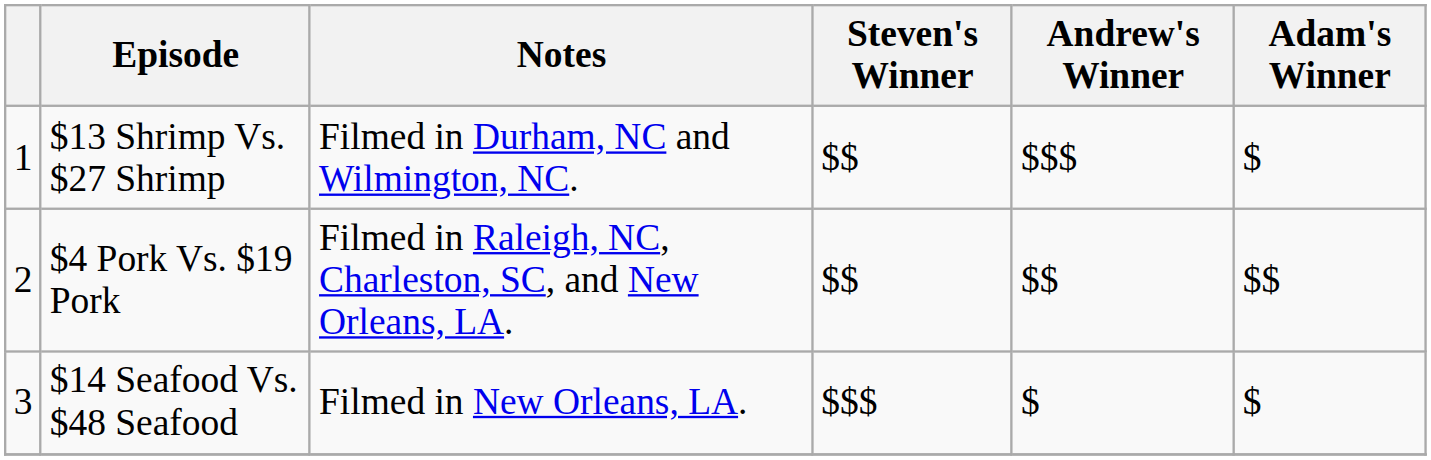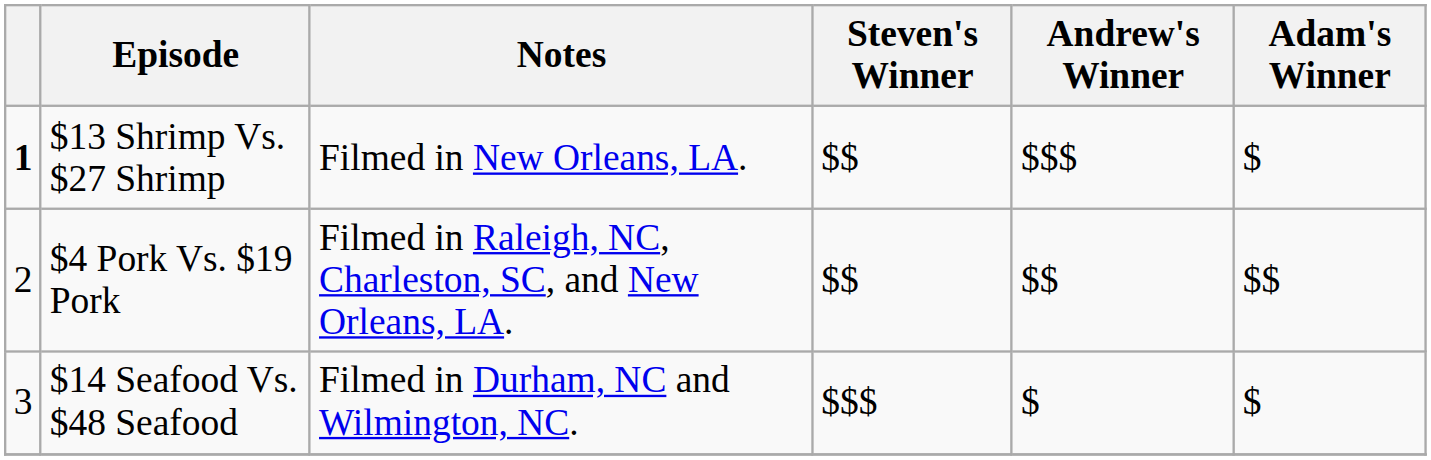(23, 156) normal -> (23, 156) bold
(524, 156) Filmed in Durham, NC and Wilmington, NC. -> (533, 156) Filmed in New Orleans, LA.
(533, 401) Filmed in New Orleans, LA. -> (524, 401) Filmed in Durham, NC and Wilmington, NC.
